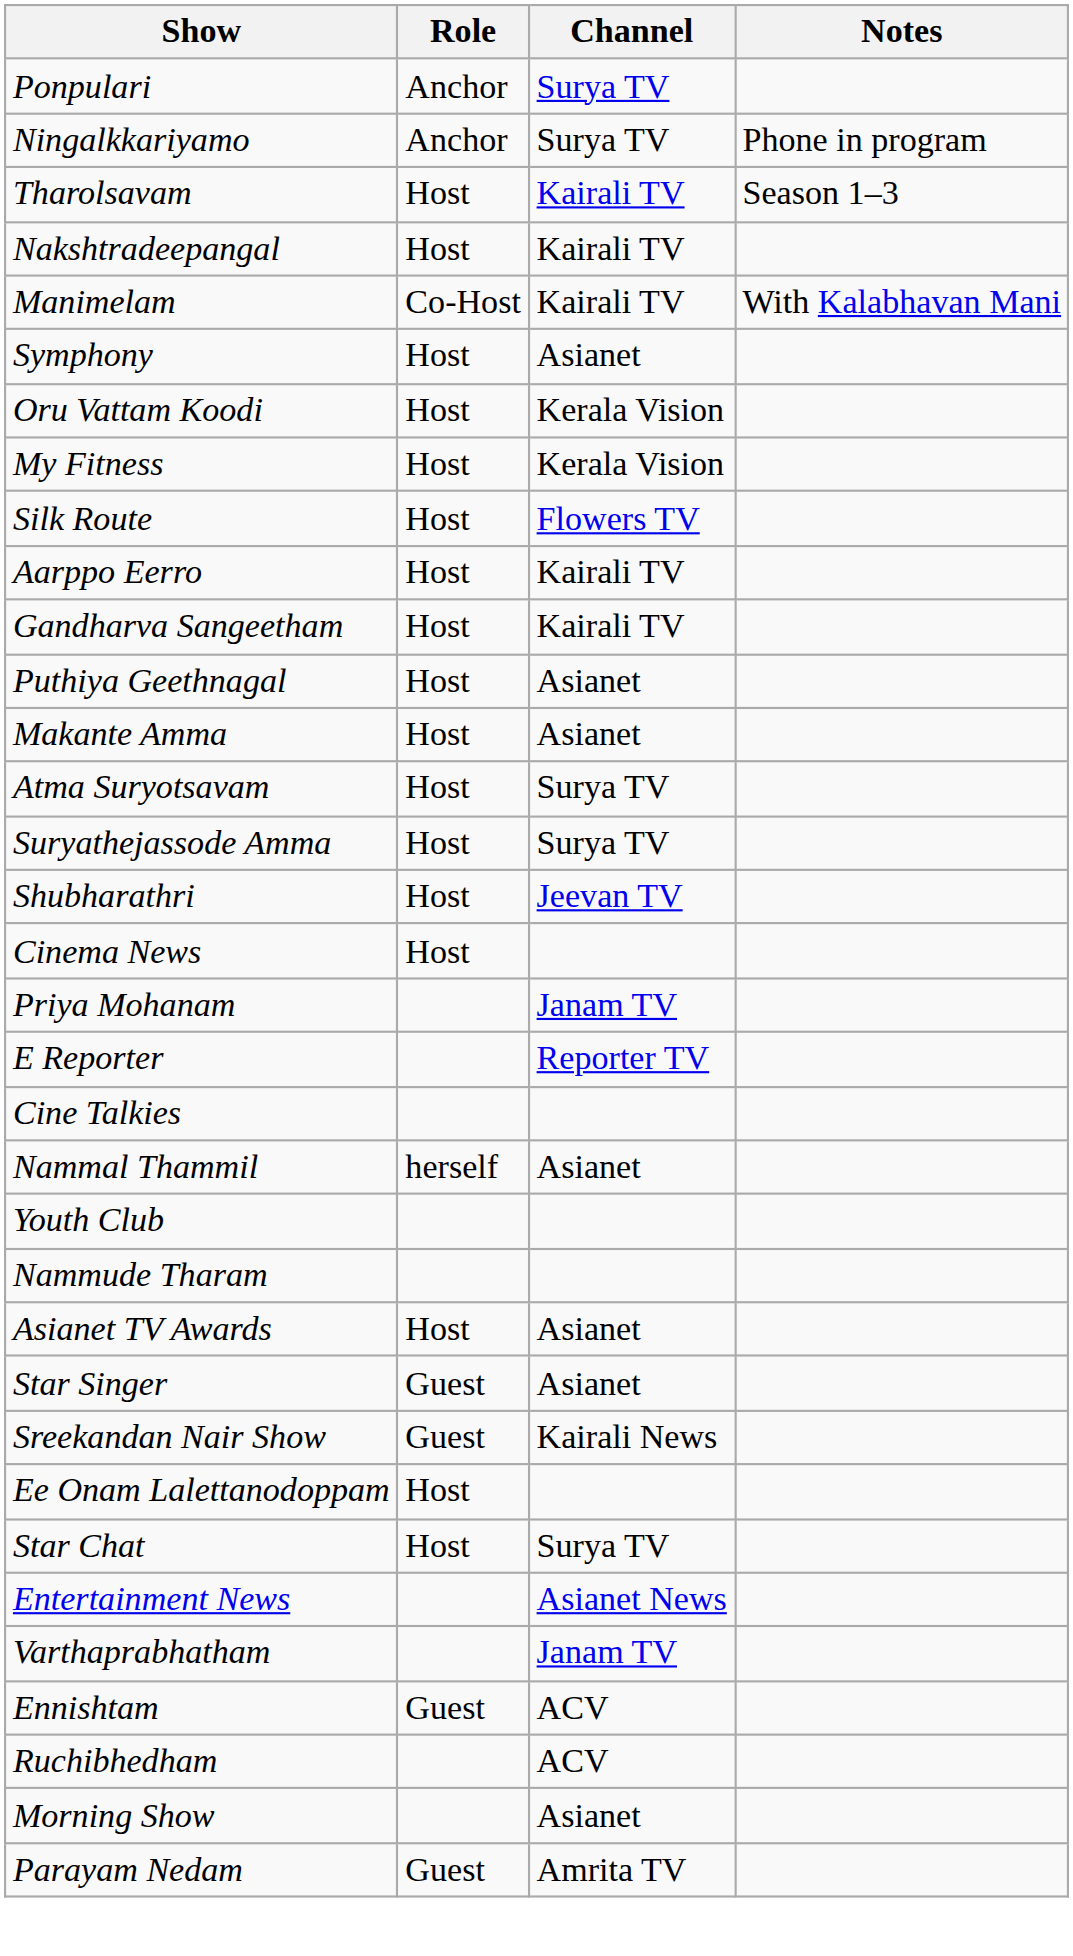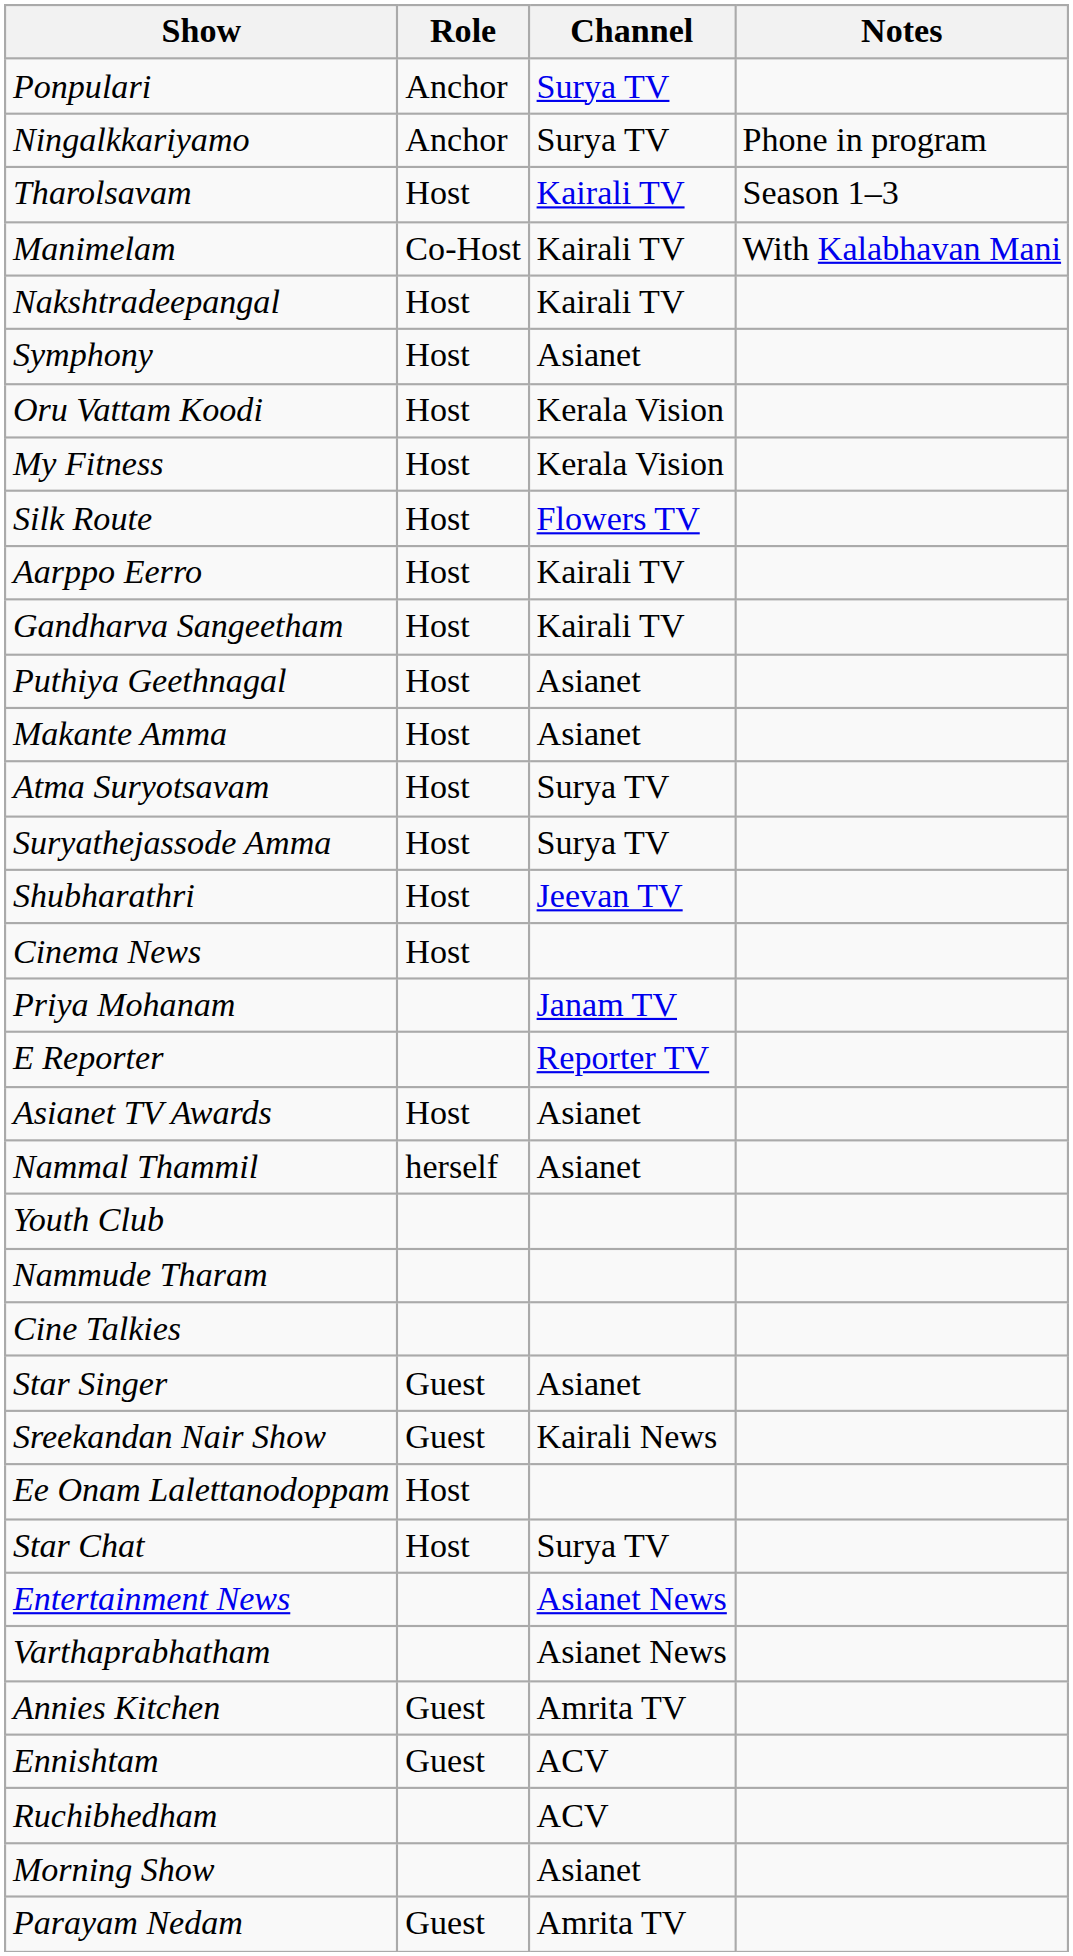rows swapped: (146, 247) <-> (94, 301)
rows swapped: (142, 1328) <-> (97, 1112)
(607, 1652) Janam TV -> (632, 1652) Asianet News
+ row: (117, 1707)
